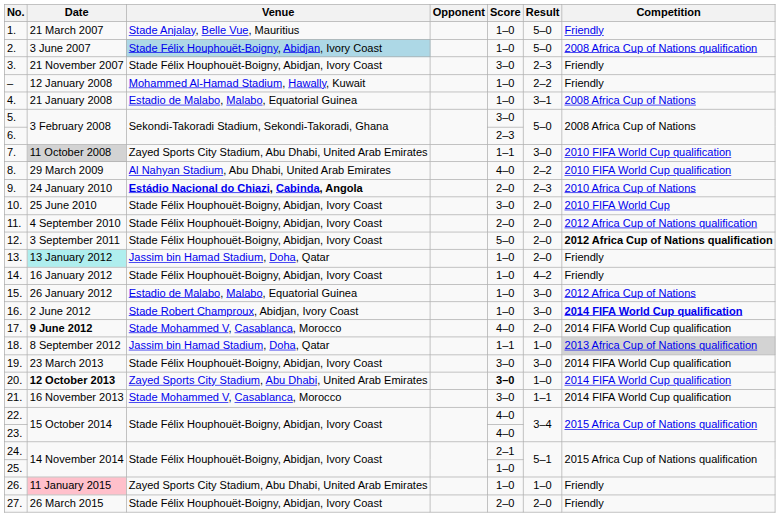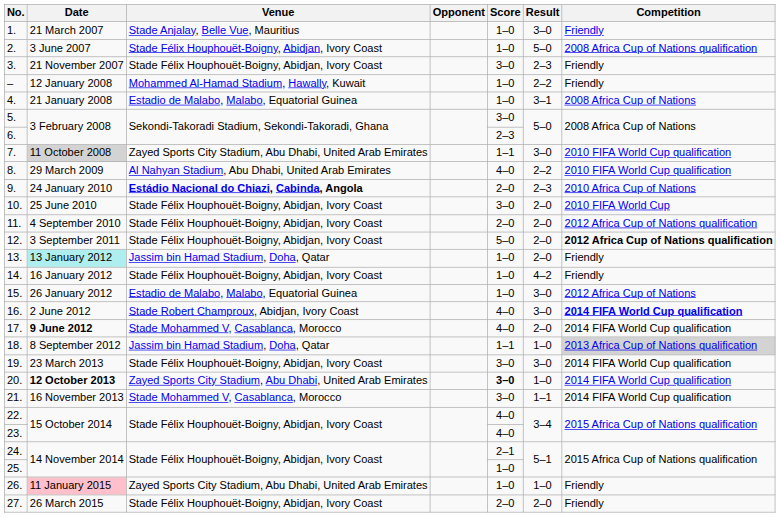(543, 30) 5–0 -> (543, 30) 3–0
(255, 48) lightblue background -> (255, 48) no background
(505, 310) 1–0 -> (505, 310) 4–0
